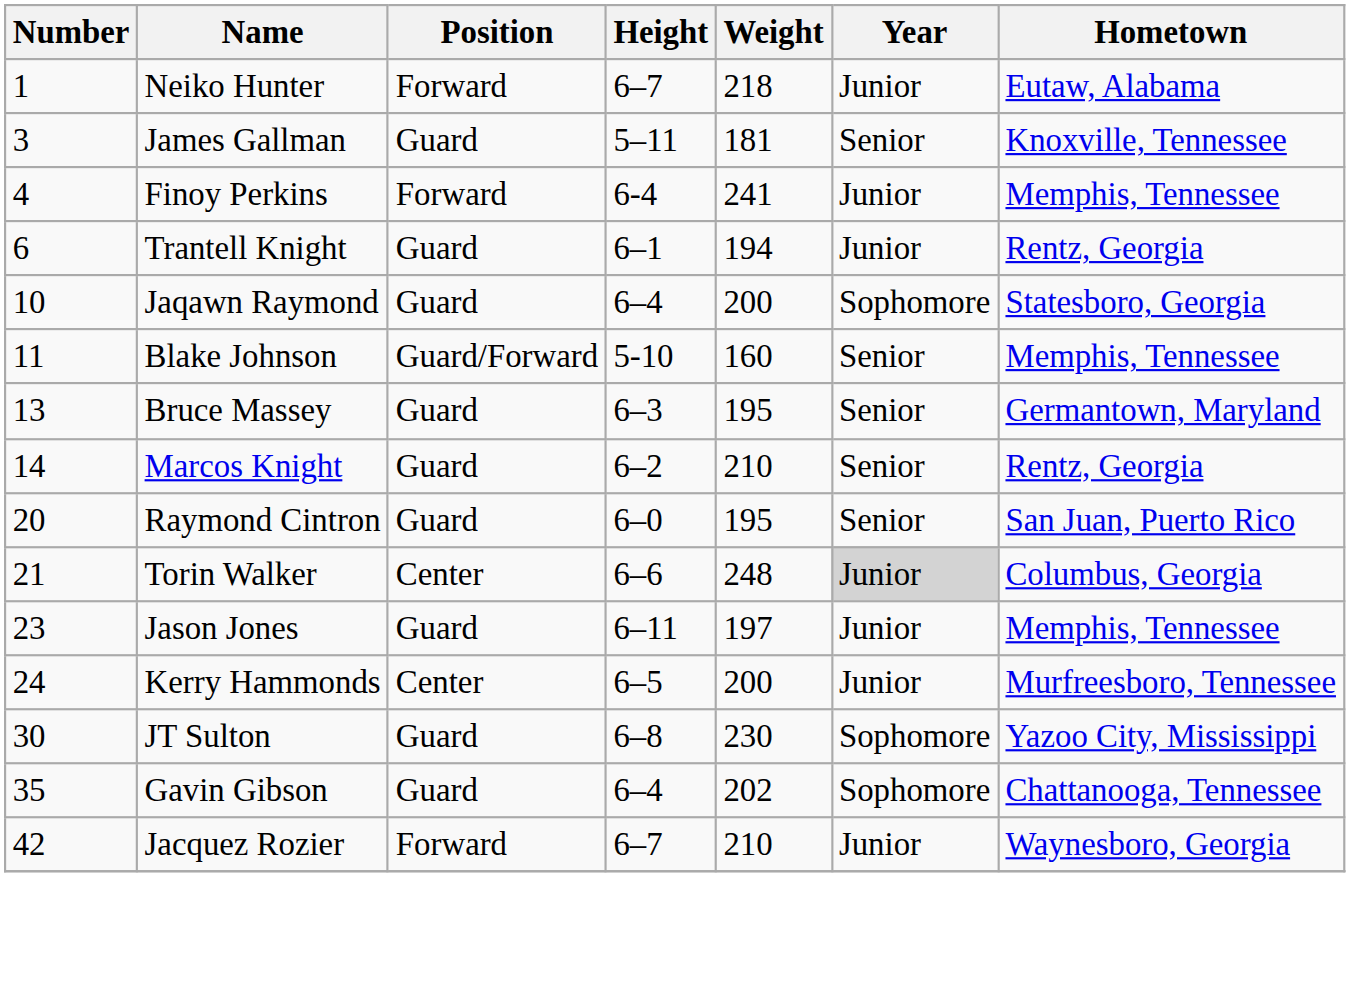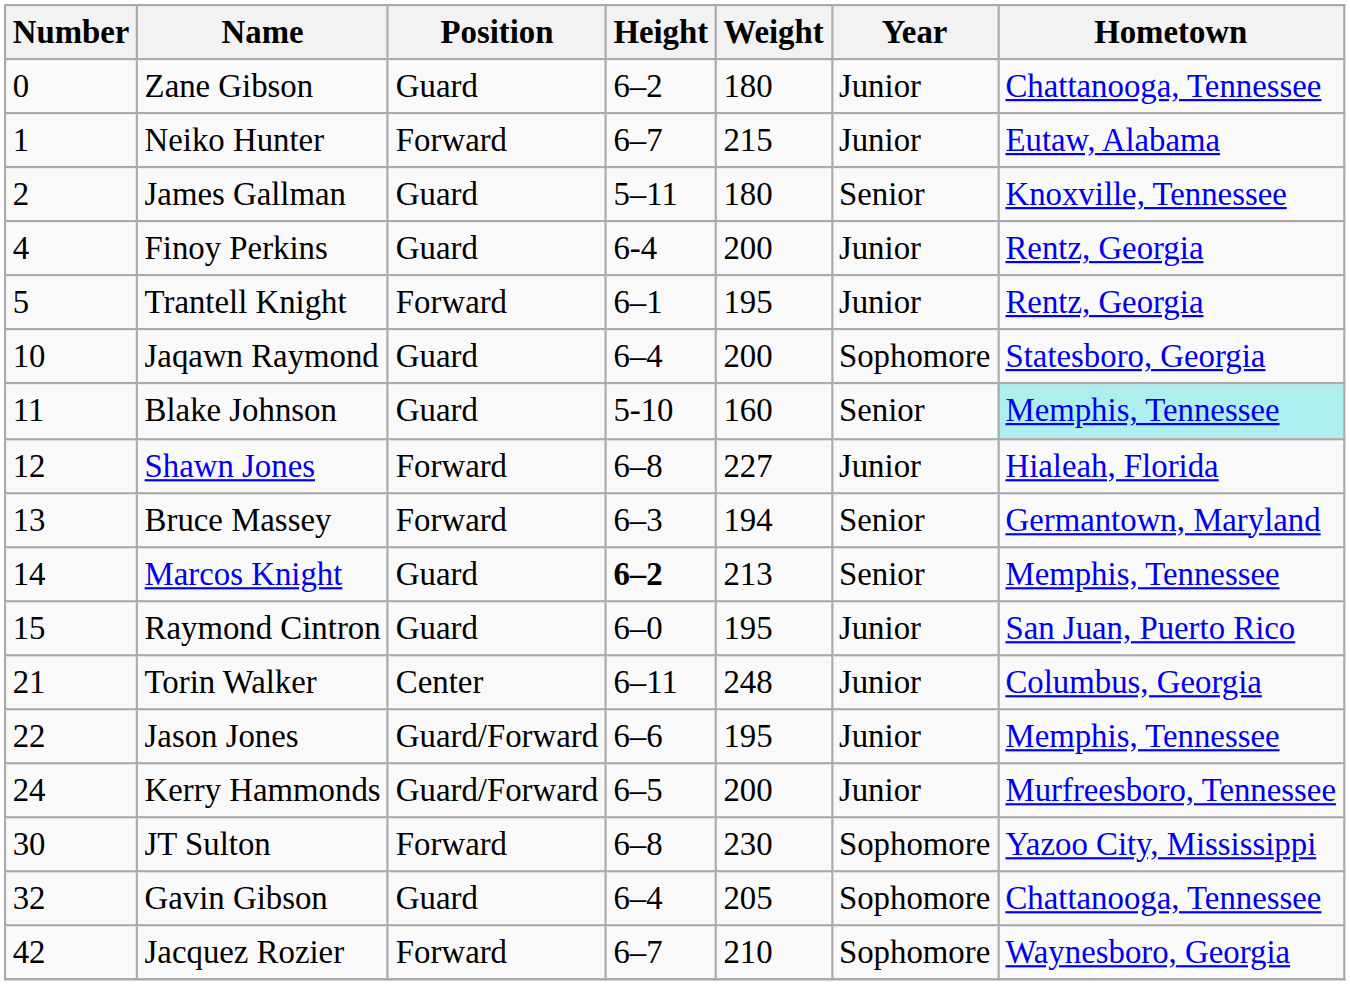+ row: (229, 85)
(748, 85) 218 -> (748, 140) 215
(21, 140) 3 -> (21, 194) 2
(748, 140) 181 -> (748, 194) 180
(451, 194) Forward -> (437, 248) Guard
(748, 194) 241 -> (748, 248) 200
(1143, 194) Memphis, Tennessee -> (1104, 248) Rentz, Georgia
(21, 248) 6 -> (21, 302) 5
(437, 248) Guard -> (451, 302) Forward
(748, 248) 194 -> (748, 302) 195
(497, 356) Guard/Forward -> (437, 410) Guard
(1143, 356) no background -> (1143, 410) paleturquoise background
+ row: (230, 464)
(437, 410) Guard -> (451, 518) Forward
(748, 410) 195 -> (748, 518) 194
(638, 464) normal -> (638, 573) bold
(748, 464) 210 -> (748, 573) 213
(1104, 464) Rentz, Georgia -> (1143, 573) Memphis, Tennessee
(29, 518) 20 -> (29, 627) 15
(882, 518) Senior -> (880, 627) Junior
(638, 573) 6–6 -> (646, 681) 6–11
(880, 573) lightgrey background -> (880, 681) no background
(29, 627) 23 -> (29, 735) 22
(437, 627) Guard -> (497, 735) Guard/Forward
(646, 627) 6–11 -> (638, 735) 6–6
(748, 627) 197 -> (748, 735) 195
(440, 681) Center -> (497, 789) Guard/Forward
(437, 735) Guard -> (451, 843) Forward
(29, 789) 35 -> (29, 897) 32
(748, 789) 202 -> (748, 897) 205
(880, 843) Junior -> (915, 952) Sophomore
